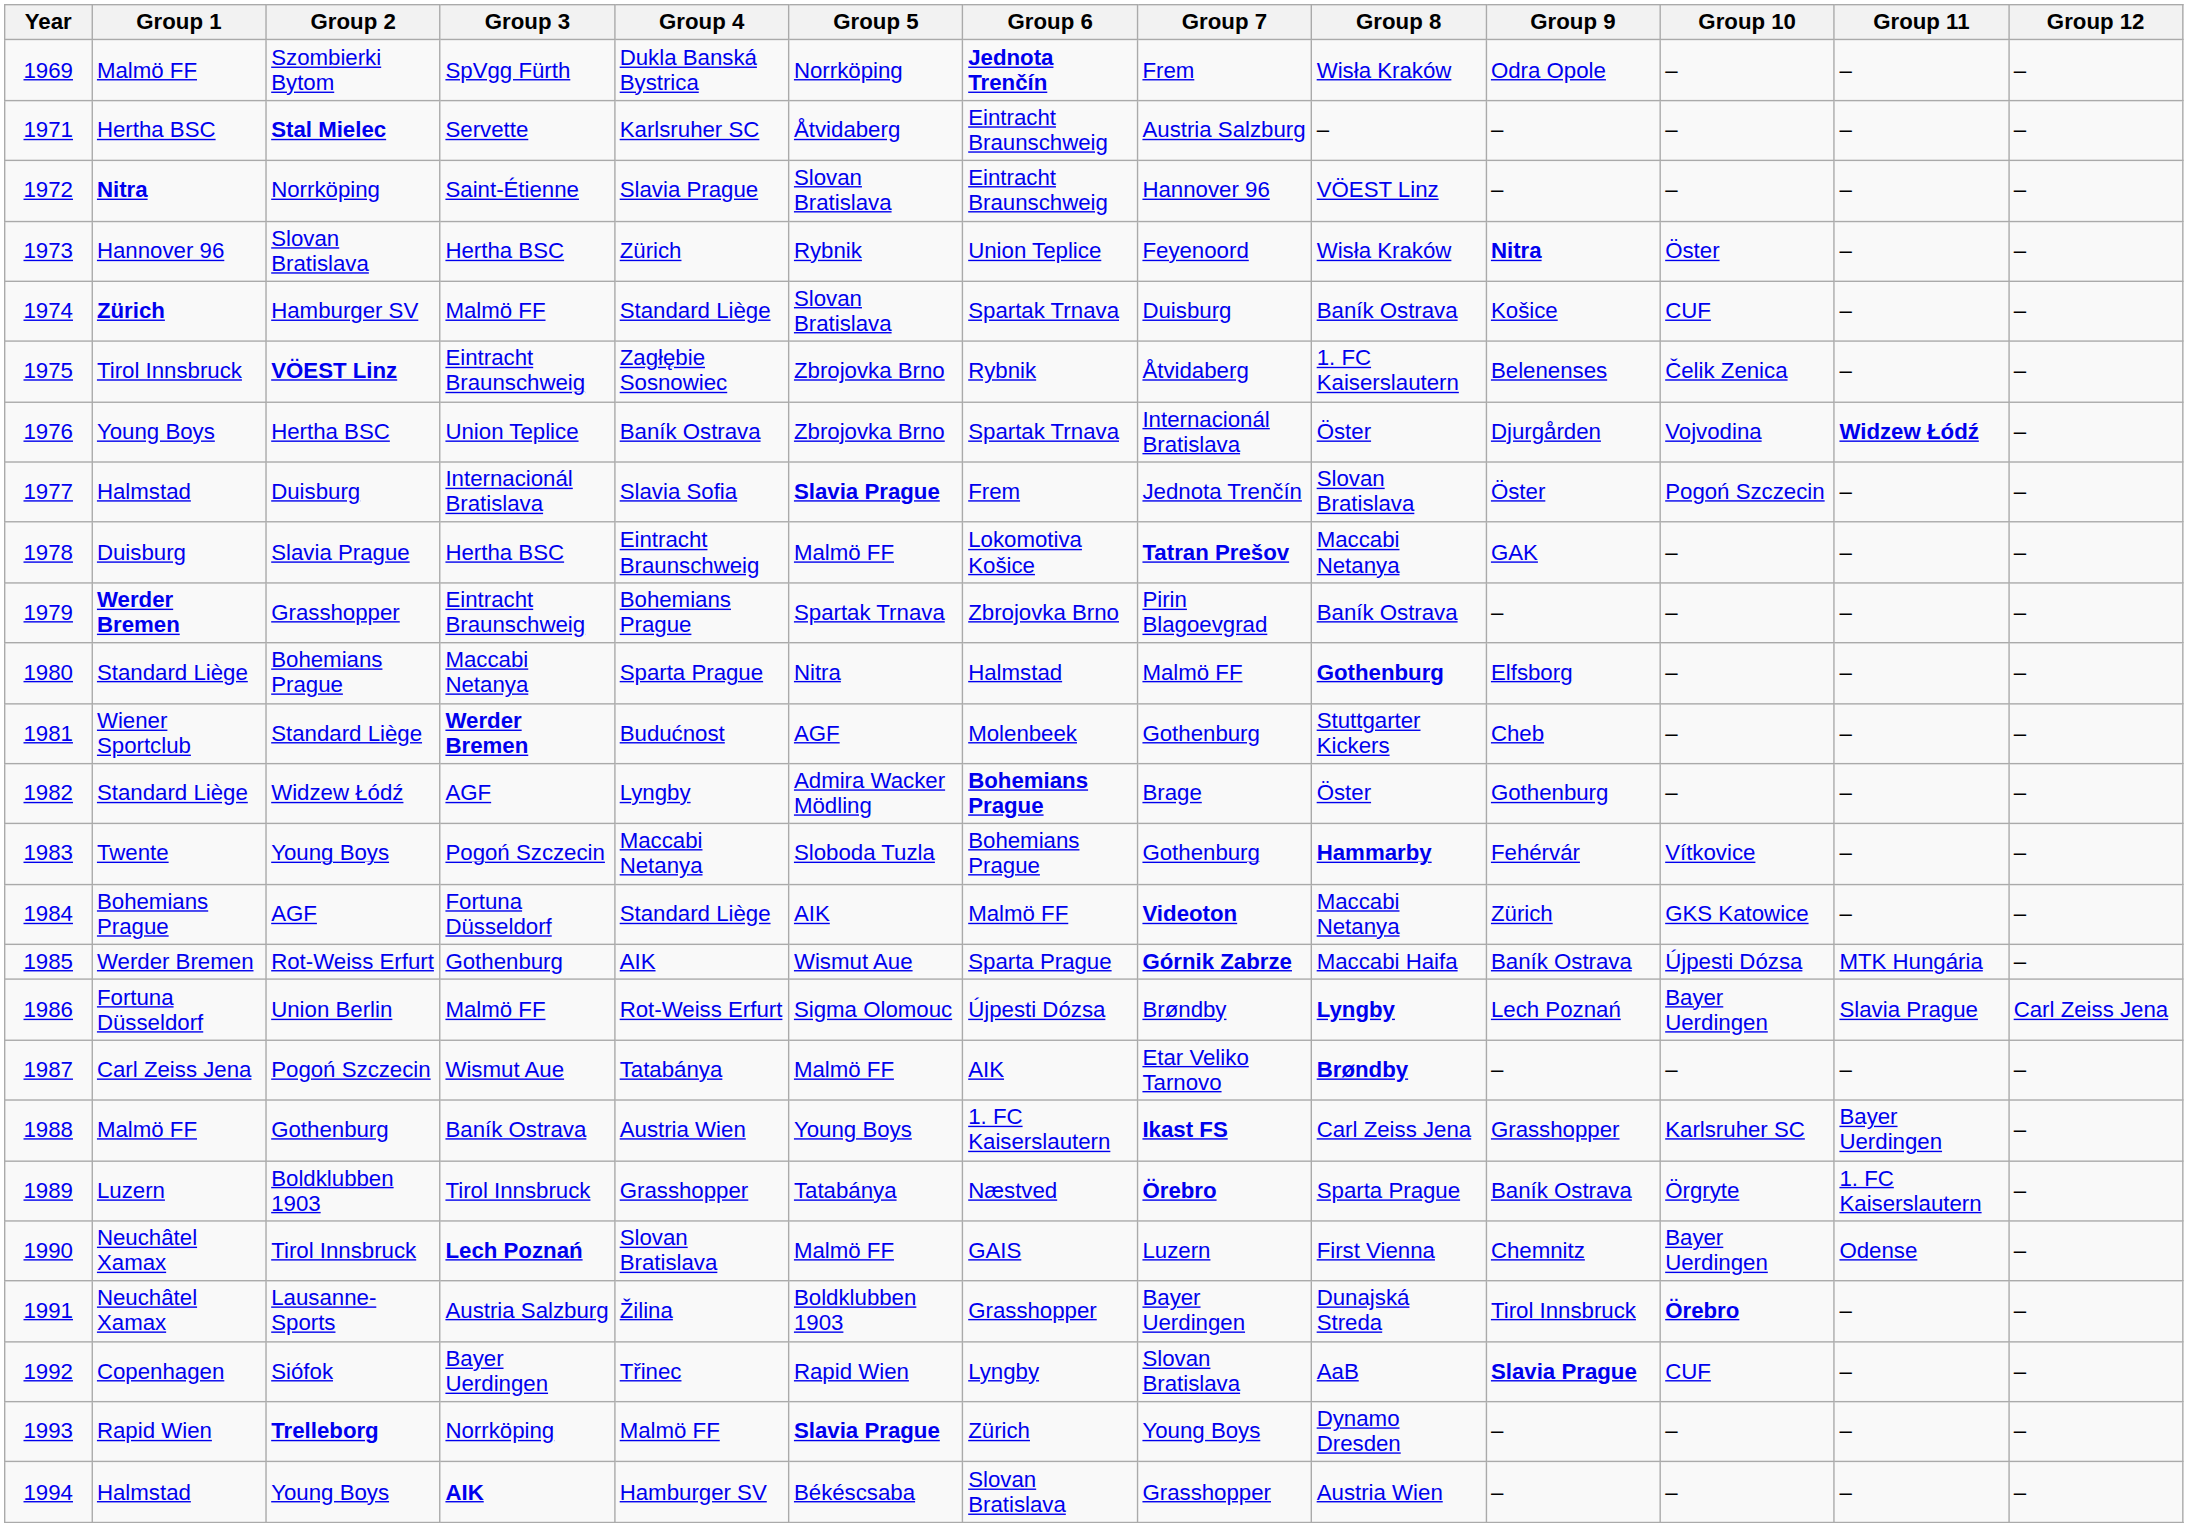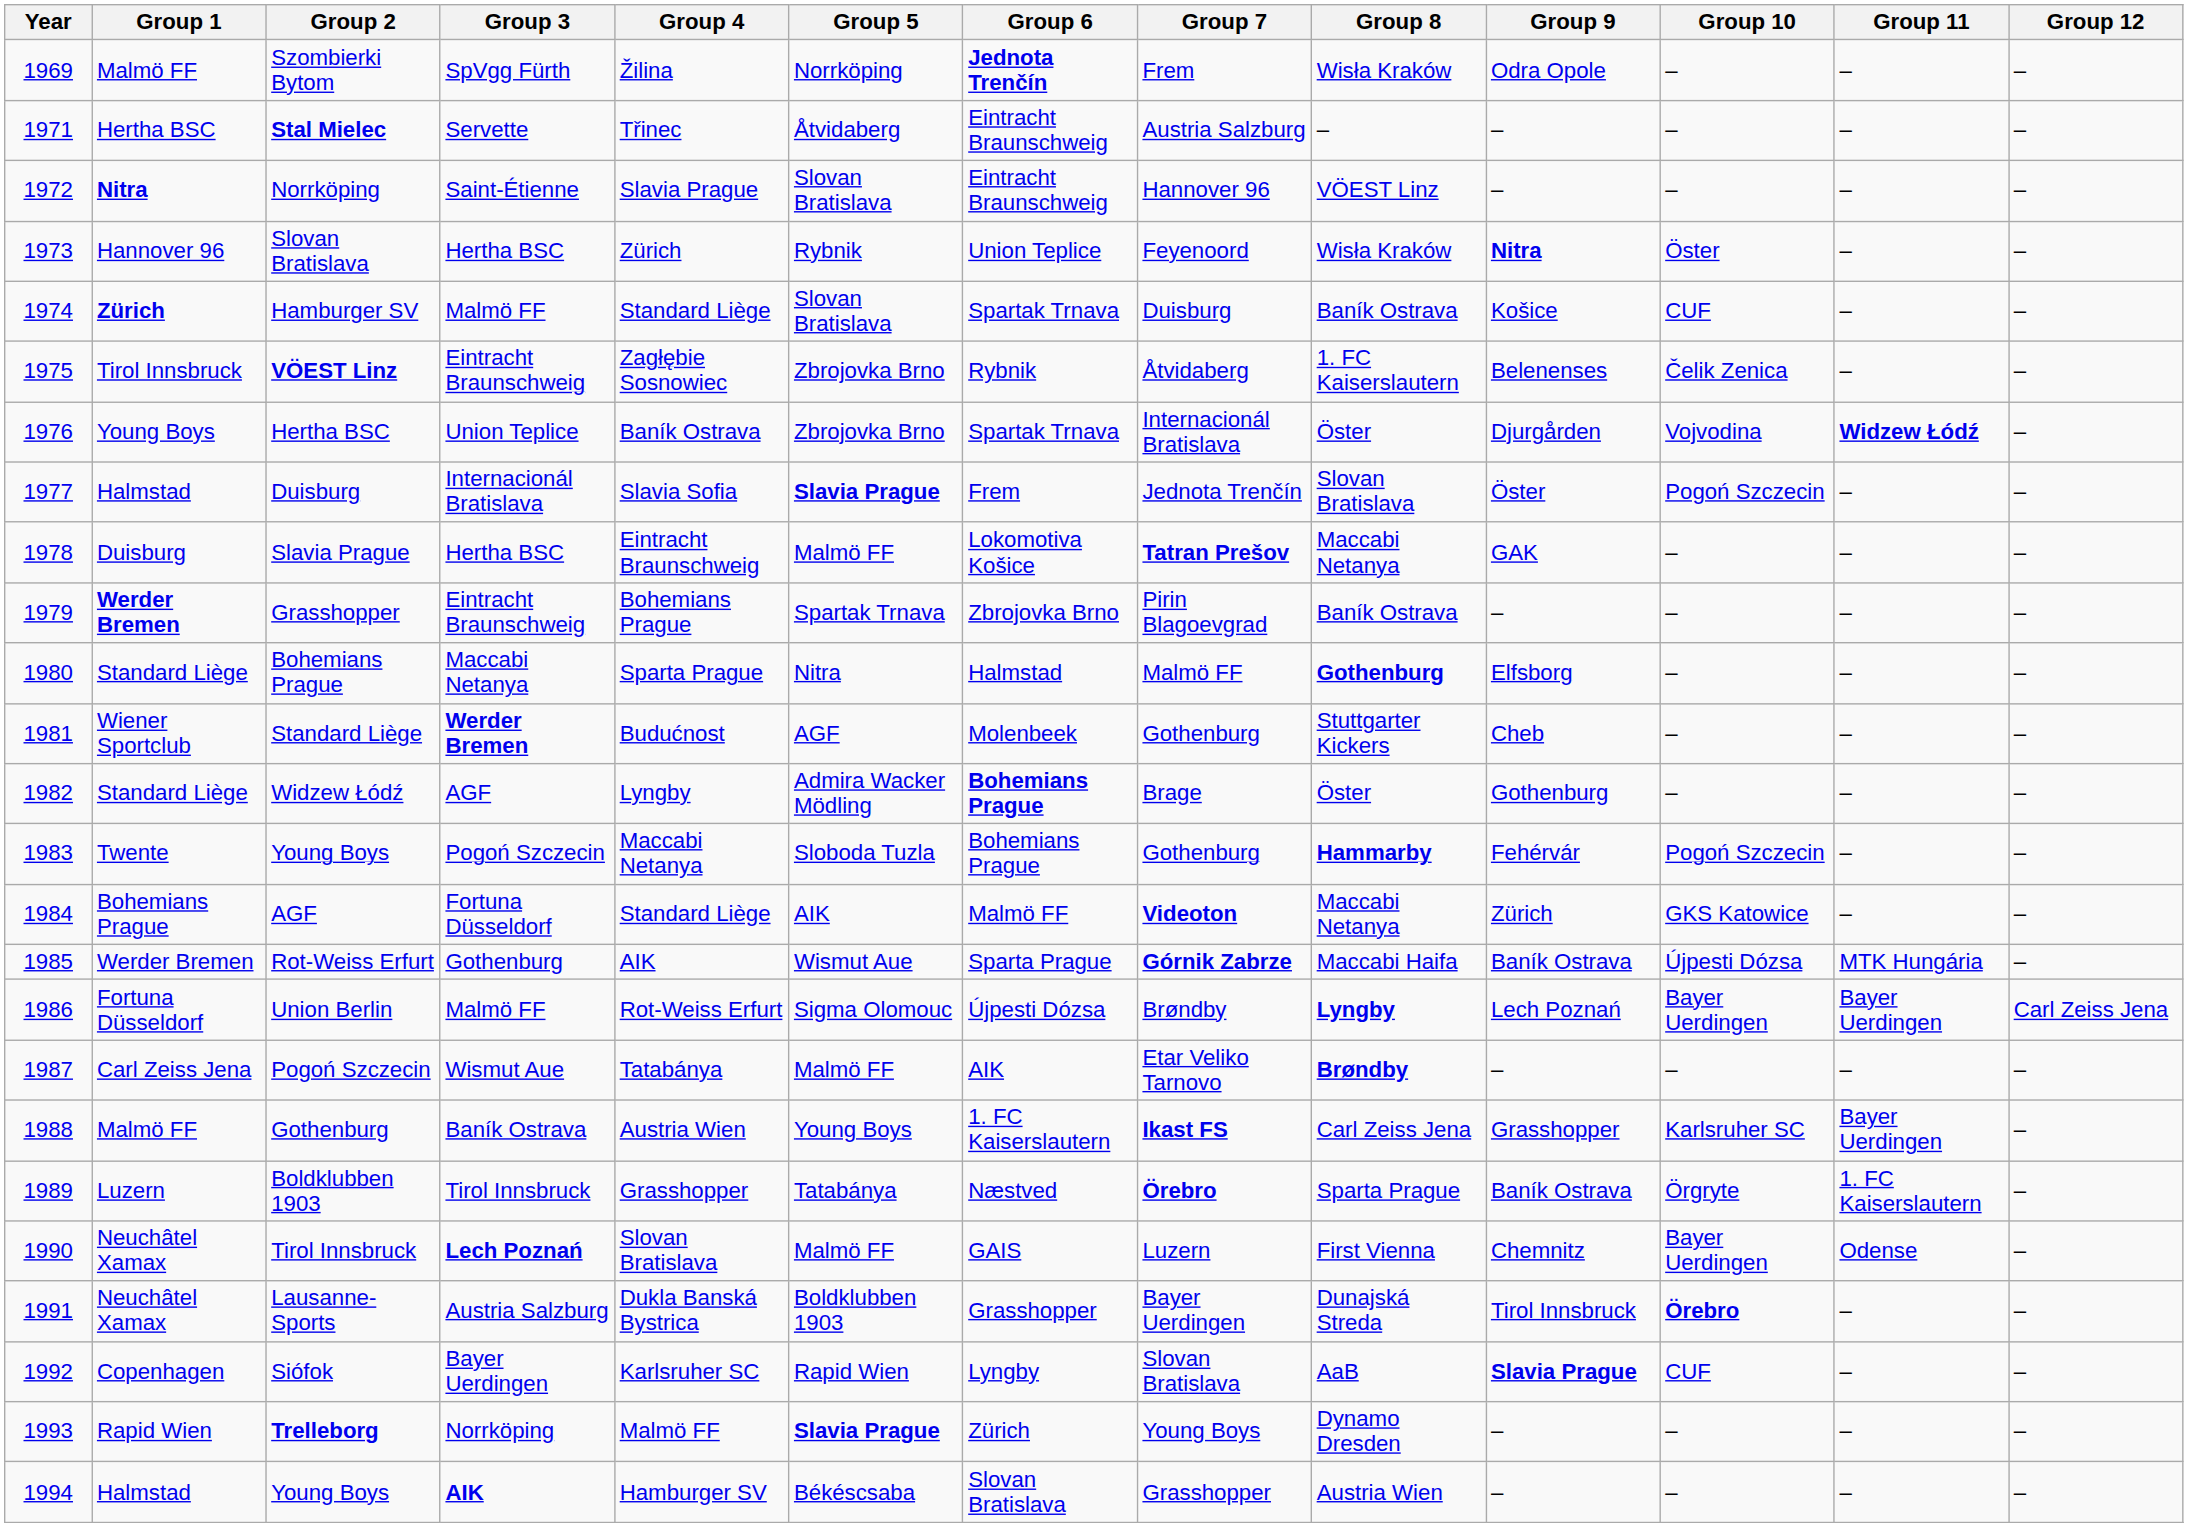(688, 69) Dukla Banská Bystrica -> (646, 69) Žilina
(690, 130) Karlsruher SC -> (651, 130) Třinec
(1710, 853) Vítkovice -> (1745, 853) Pogoń Szczecin
(1909, 1009) Slavia Prague -> (1891, 1009) Bayer Uerdingen
(646, 1311) Žilina -> (688, 1311) Dukla Banská Bystrica
(651, 1371) Třinec -> (690, 1371) Karlsruher SC
